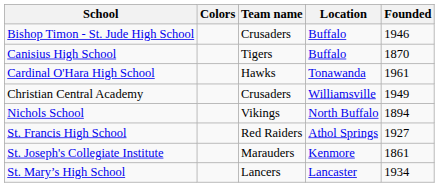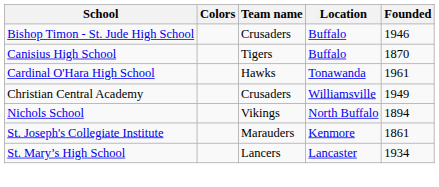- row: (67, 133)
